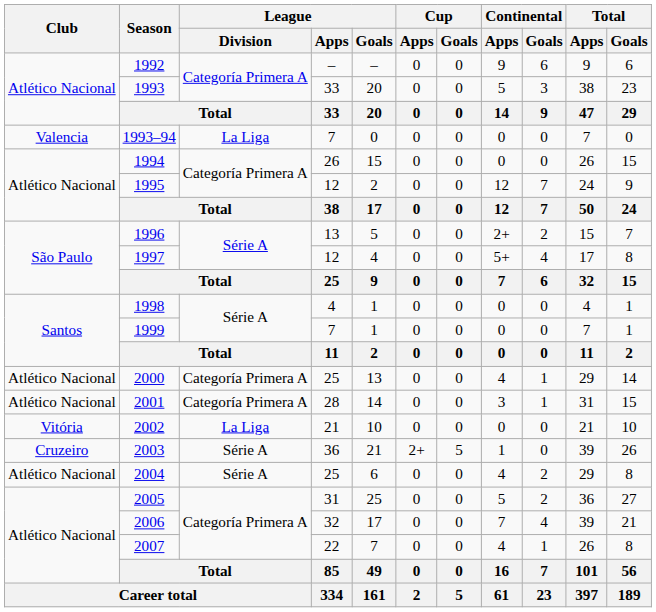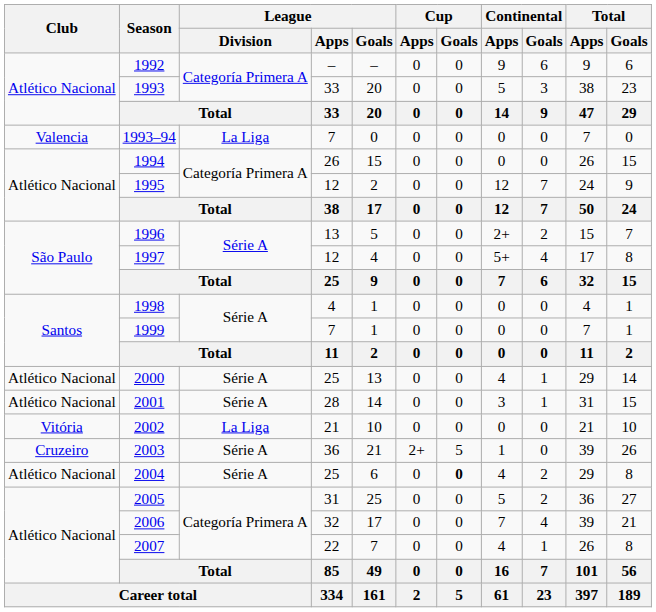(245, 378) Categoría Primera A -> (245, 378) Série A
(245, 402) Categoría Primera A -> (245, 402) Série A
(459, 474) normal -> (459, 474) bold
